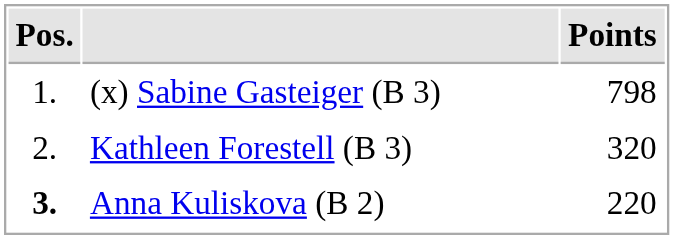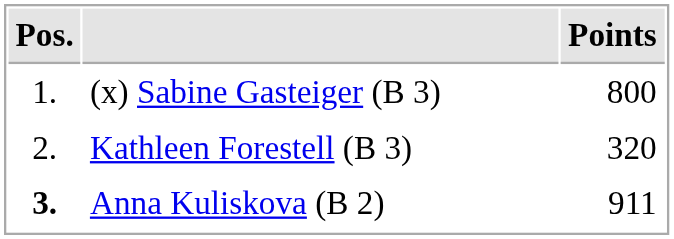(632, 92) 798 -> (632, 92) 800
(632, 203) 220 -> (632, 203) 911
